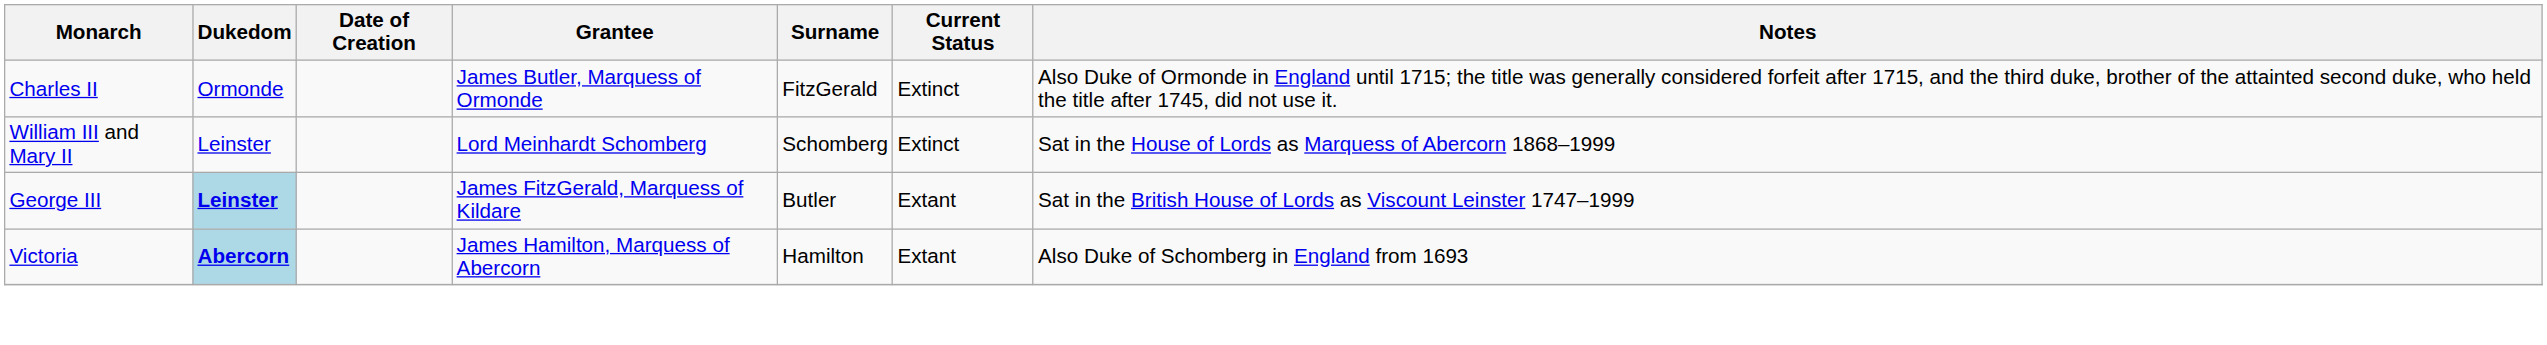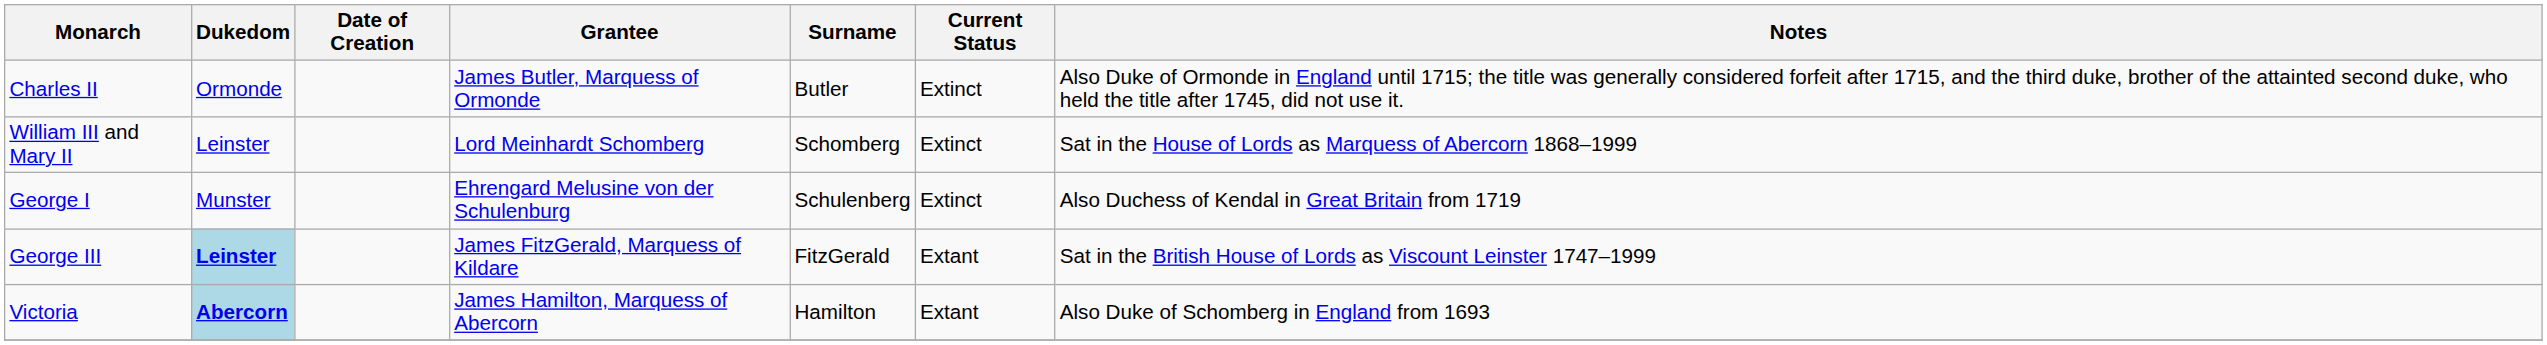(830, 88) FitzGerald -> (821, 88) Butler
+ row: (50, 200)
(809, 200) Butler -> (842, 256) FitzGerald
